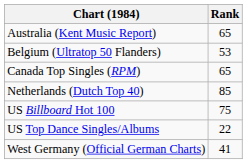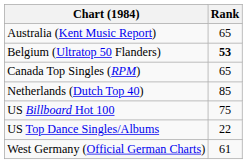(225, 52) normal -> (225, 52) bold
(225, 149) 41 -> (225, 149) 61
